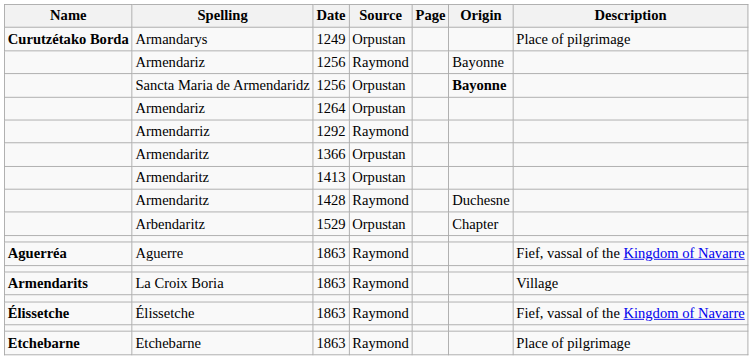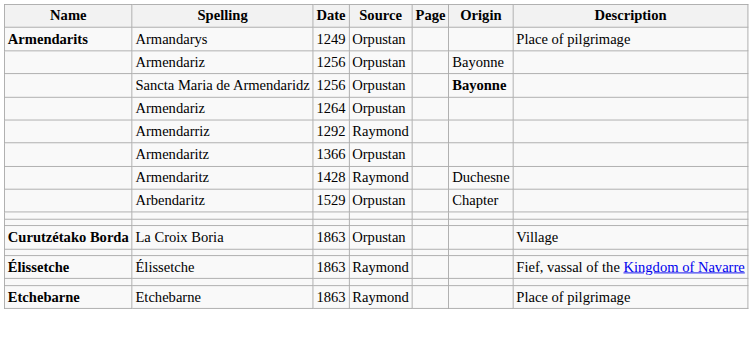(68, 39) Curutzétako Borda -> (48, 39) Armendarits
(381, 62) Raymond -> (379, 62) Orpustan
- row: (172, 177)
- row: (159, 253)
(48, 283) Armendarits -> (68, 237) Curutzétako Borda
(381, 283) Raymond -> (379, 237) Orpustan
